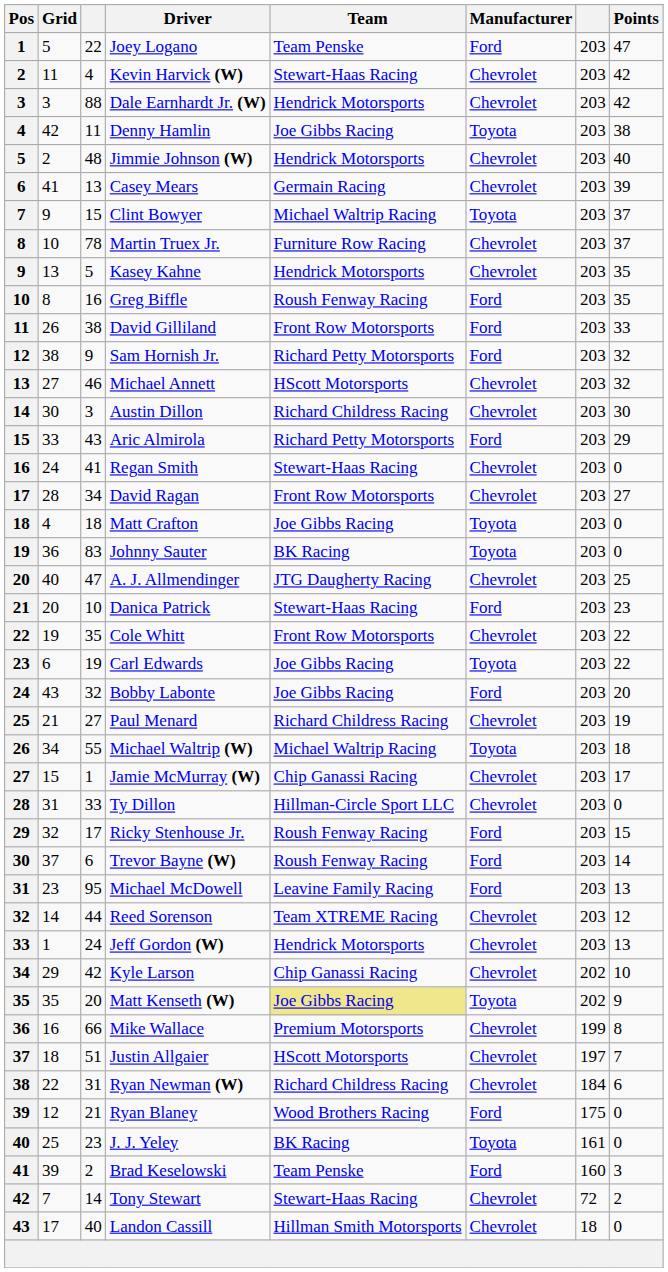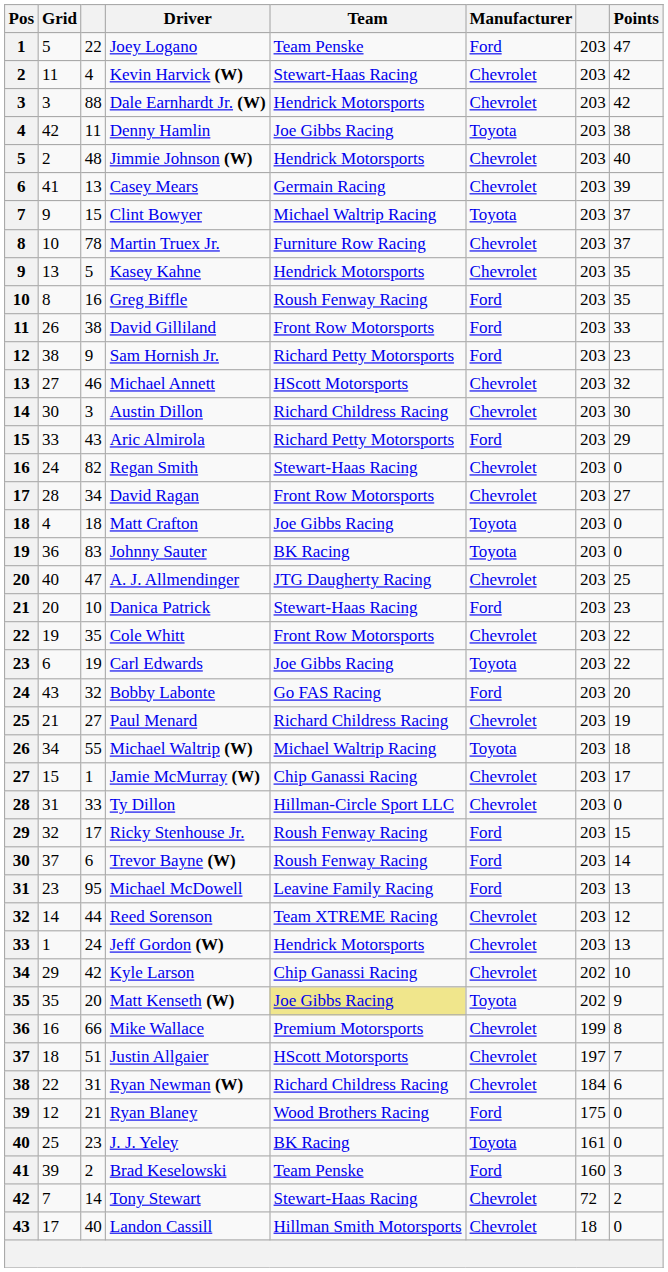(622, 355) 32 -> (622, 355) 23
(93, 467) 41 -> (93, 467) 82
(334, 692) Joe Gibbs Racing -> (327, 692) Go FAS Racing
